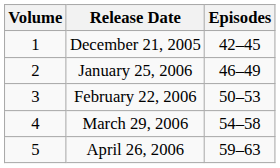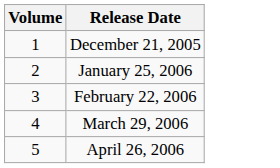- column: (240, 17)
